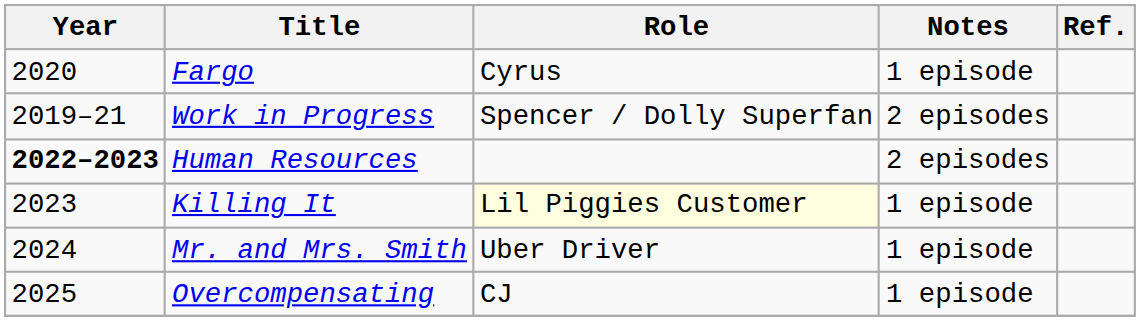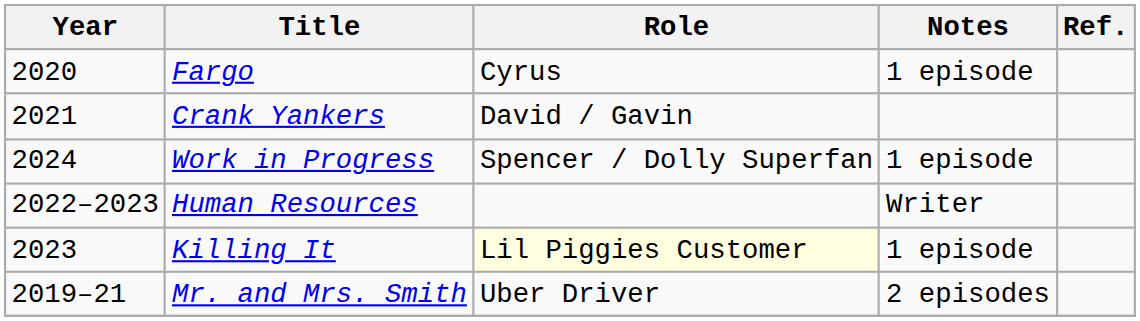+ row: (278, 116)
(69, 116) 2019–21 -> (44, 161) 2024
(968, 116) 2 episodes -> (960, 161) 1 episode
(85, 161) bold -> (85, 205) normal
(968, 161) 2 episodes -> (935, 205) Writer
(44, 250) 2024 -> (69, 294) 2019–21
(960, 250) 1 episode -> (968, 294) 2 episodes
- row: (303, 294)
